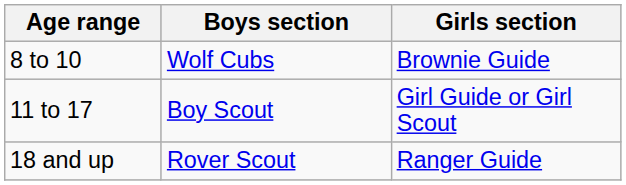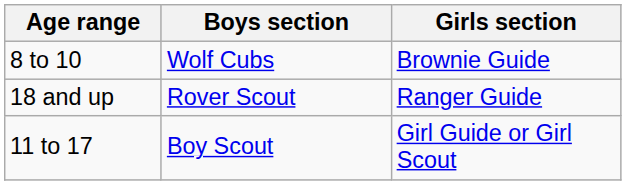rows swapped: (51, 110) <-> (62, 160)
